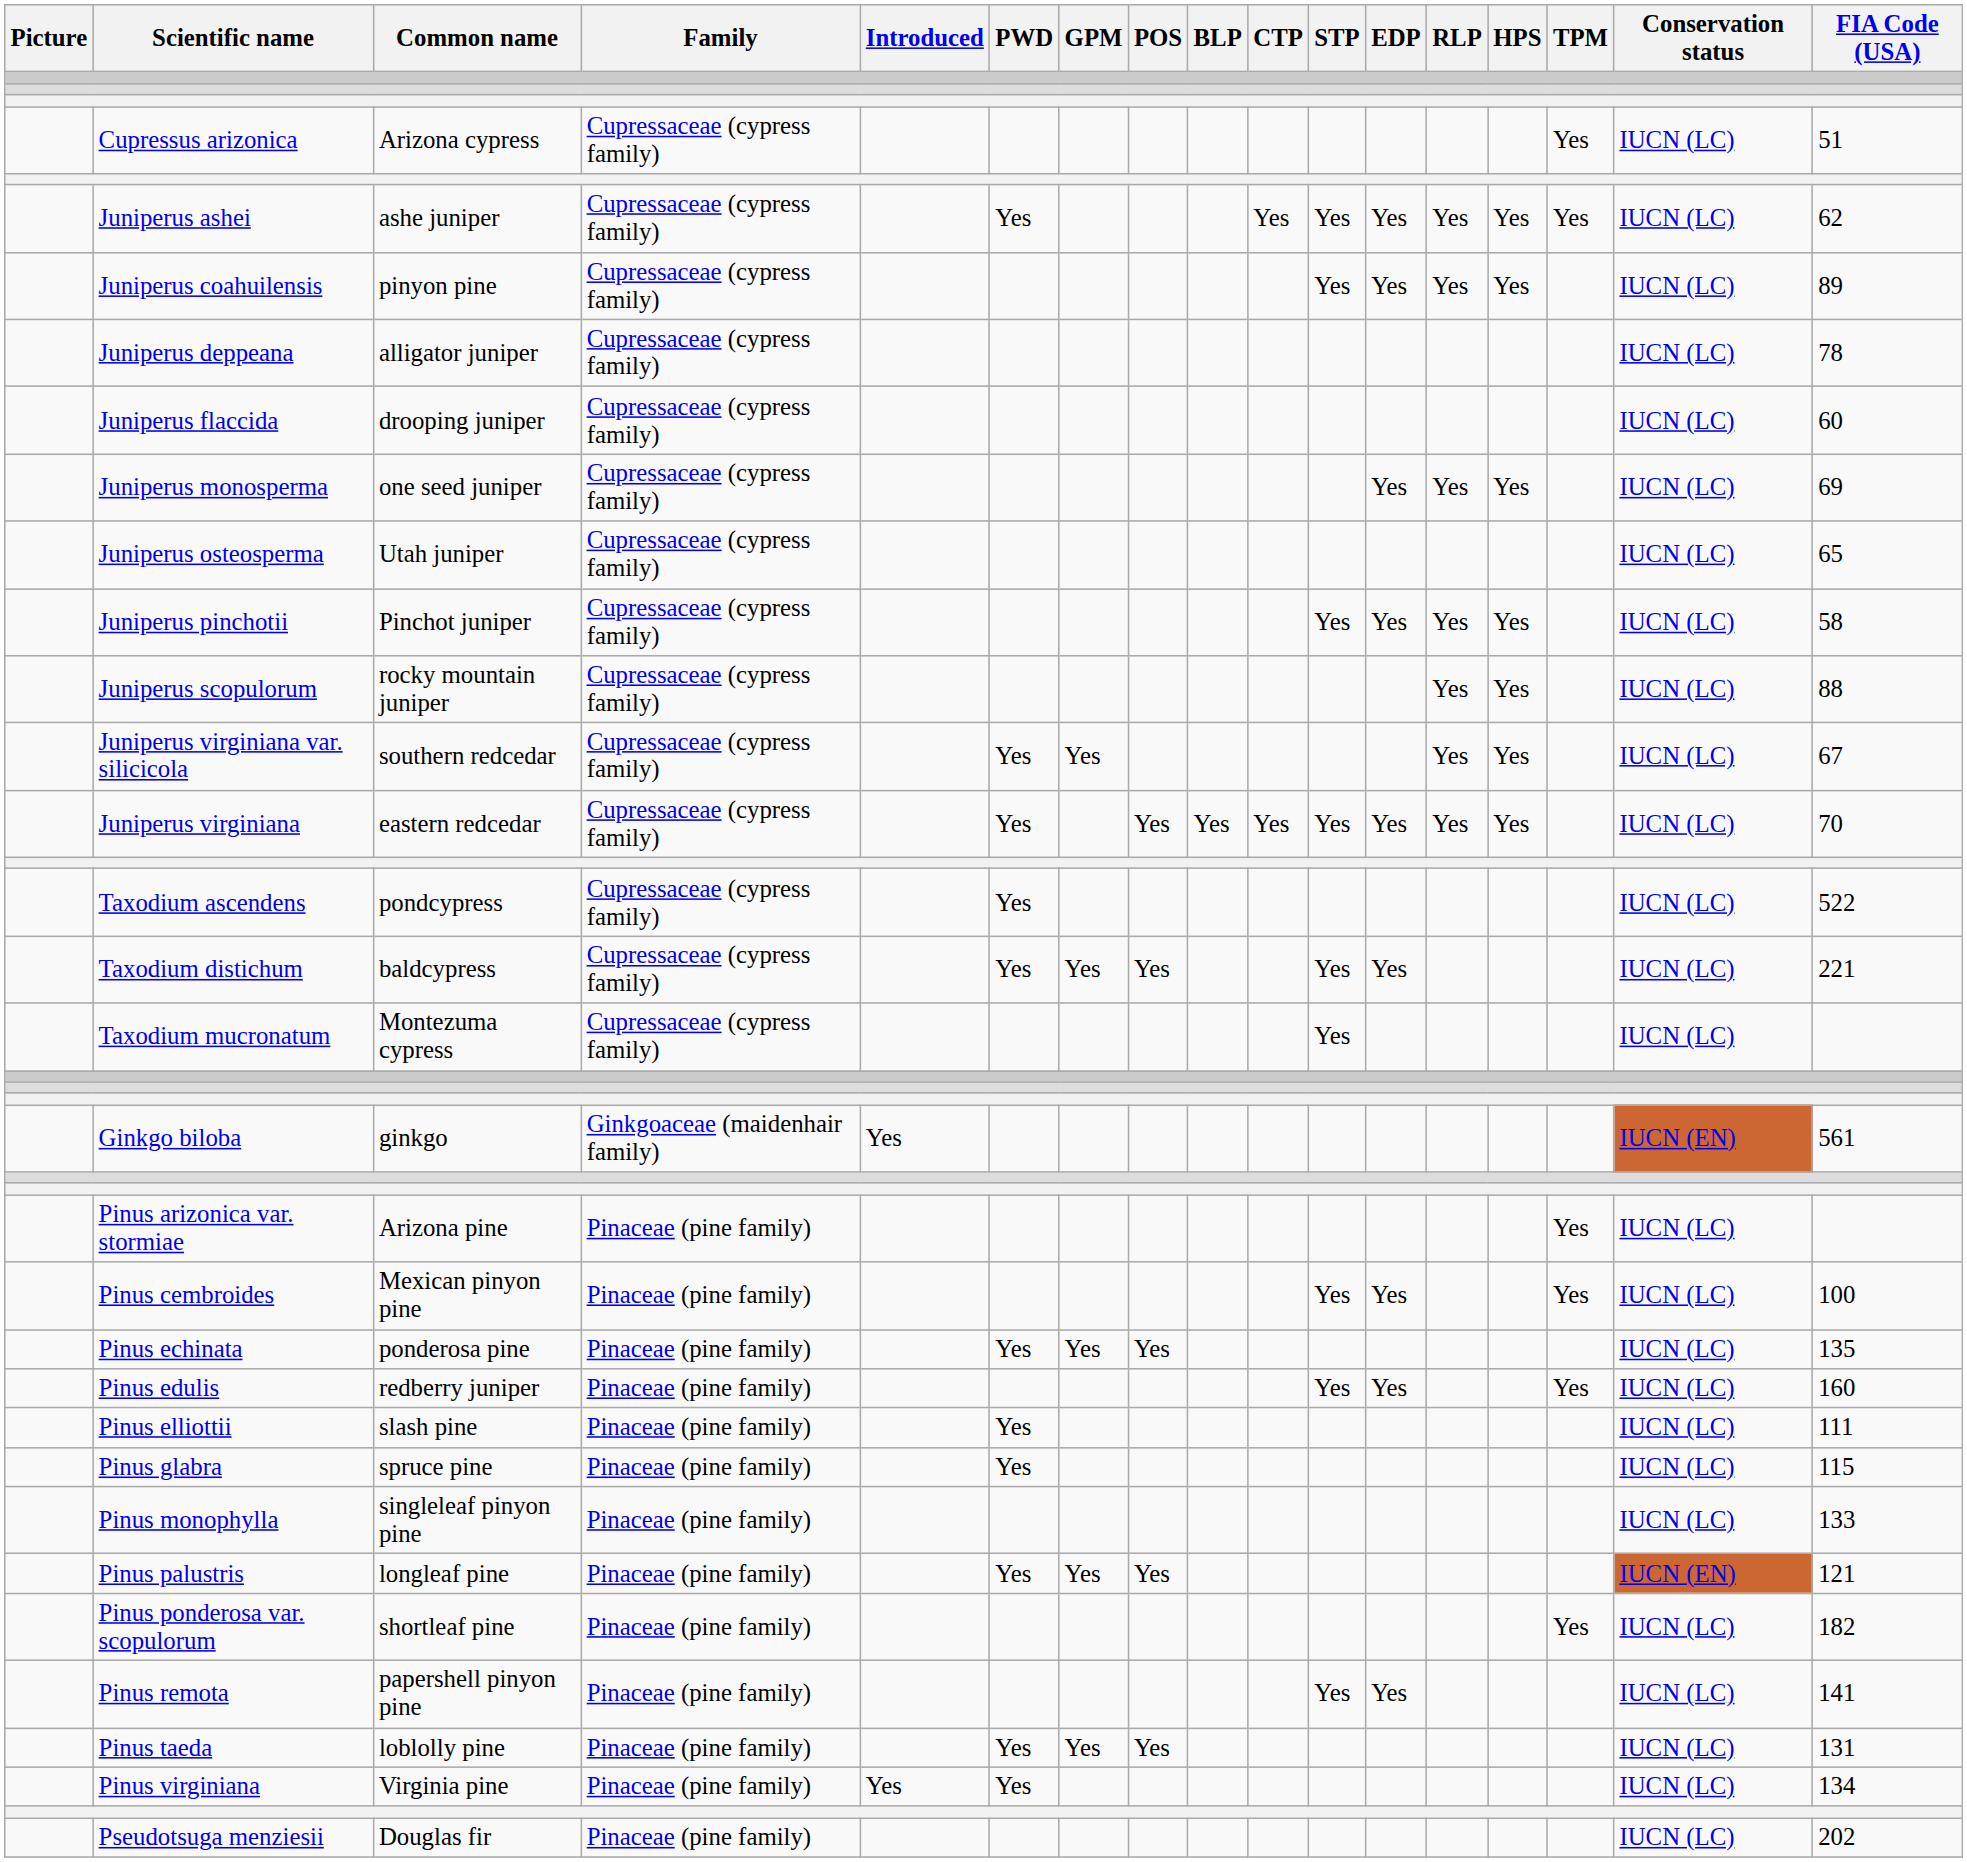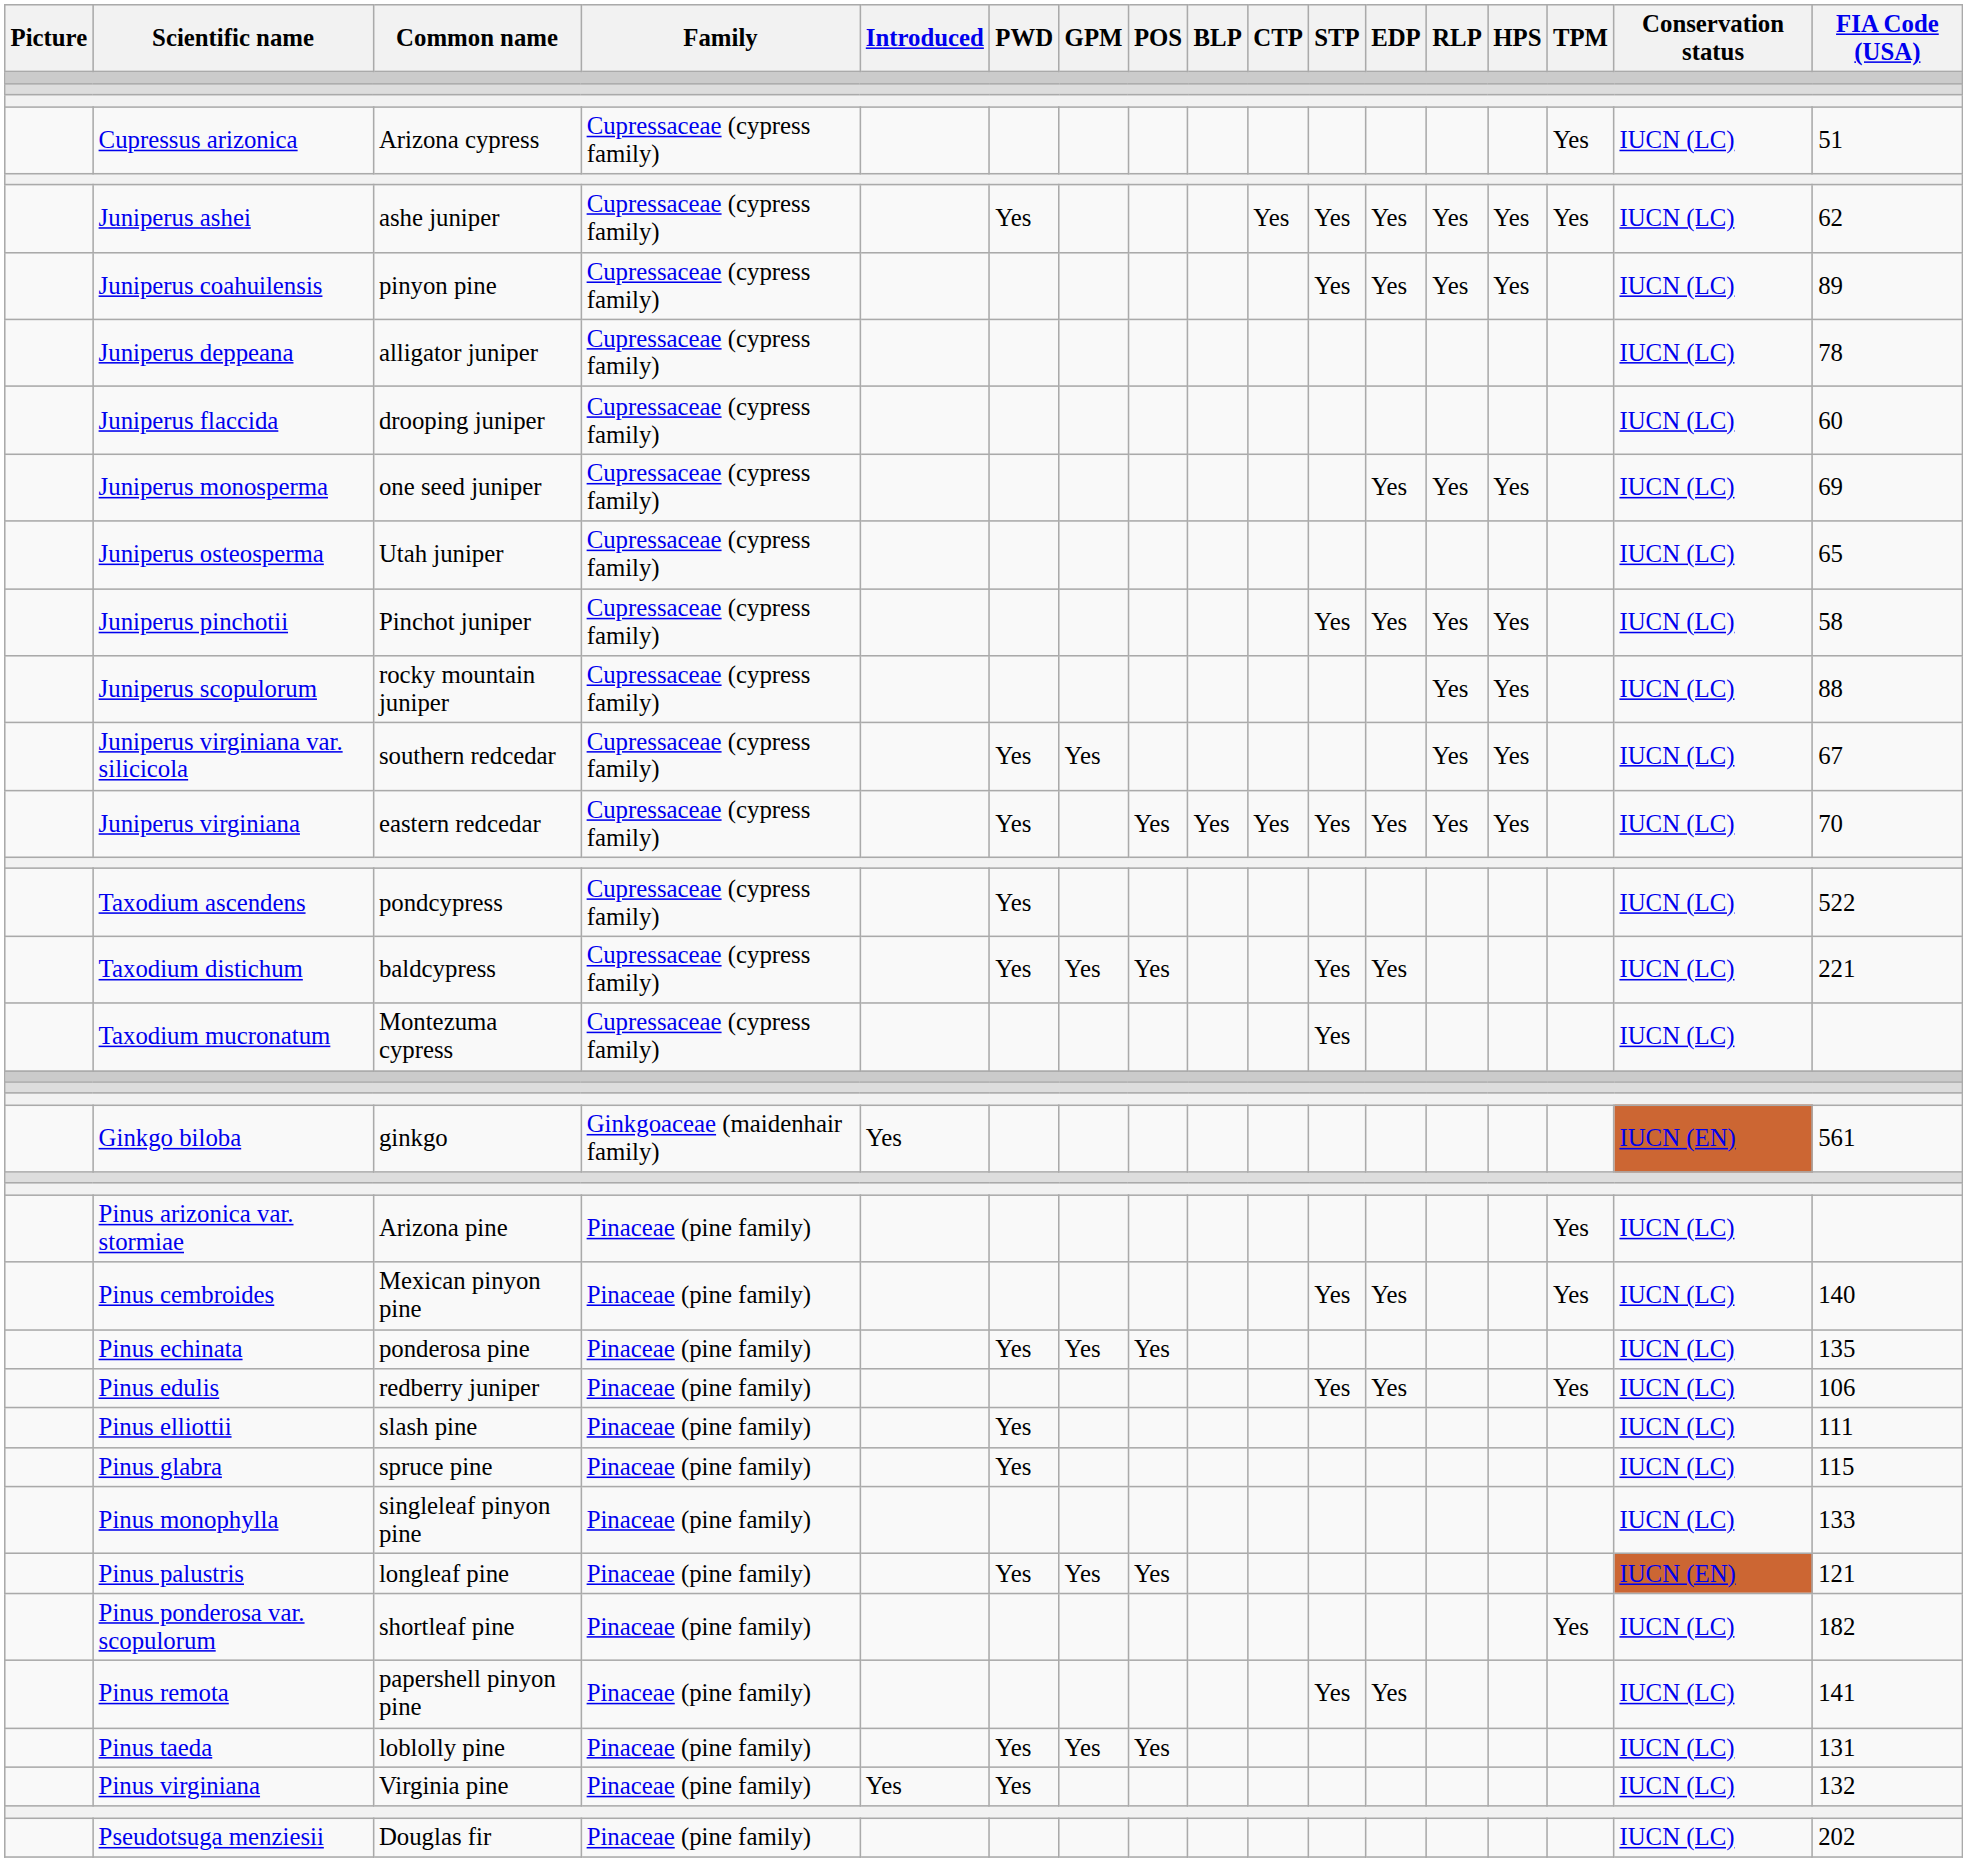(1837, 1295) 100 -> (1837, 1295) 140
(1837, 1387) 160 -> (1837, 1387) 106
(1837, 1786) 134 -> (1837, 1786) 132
